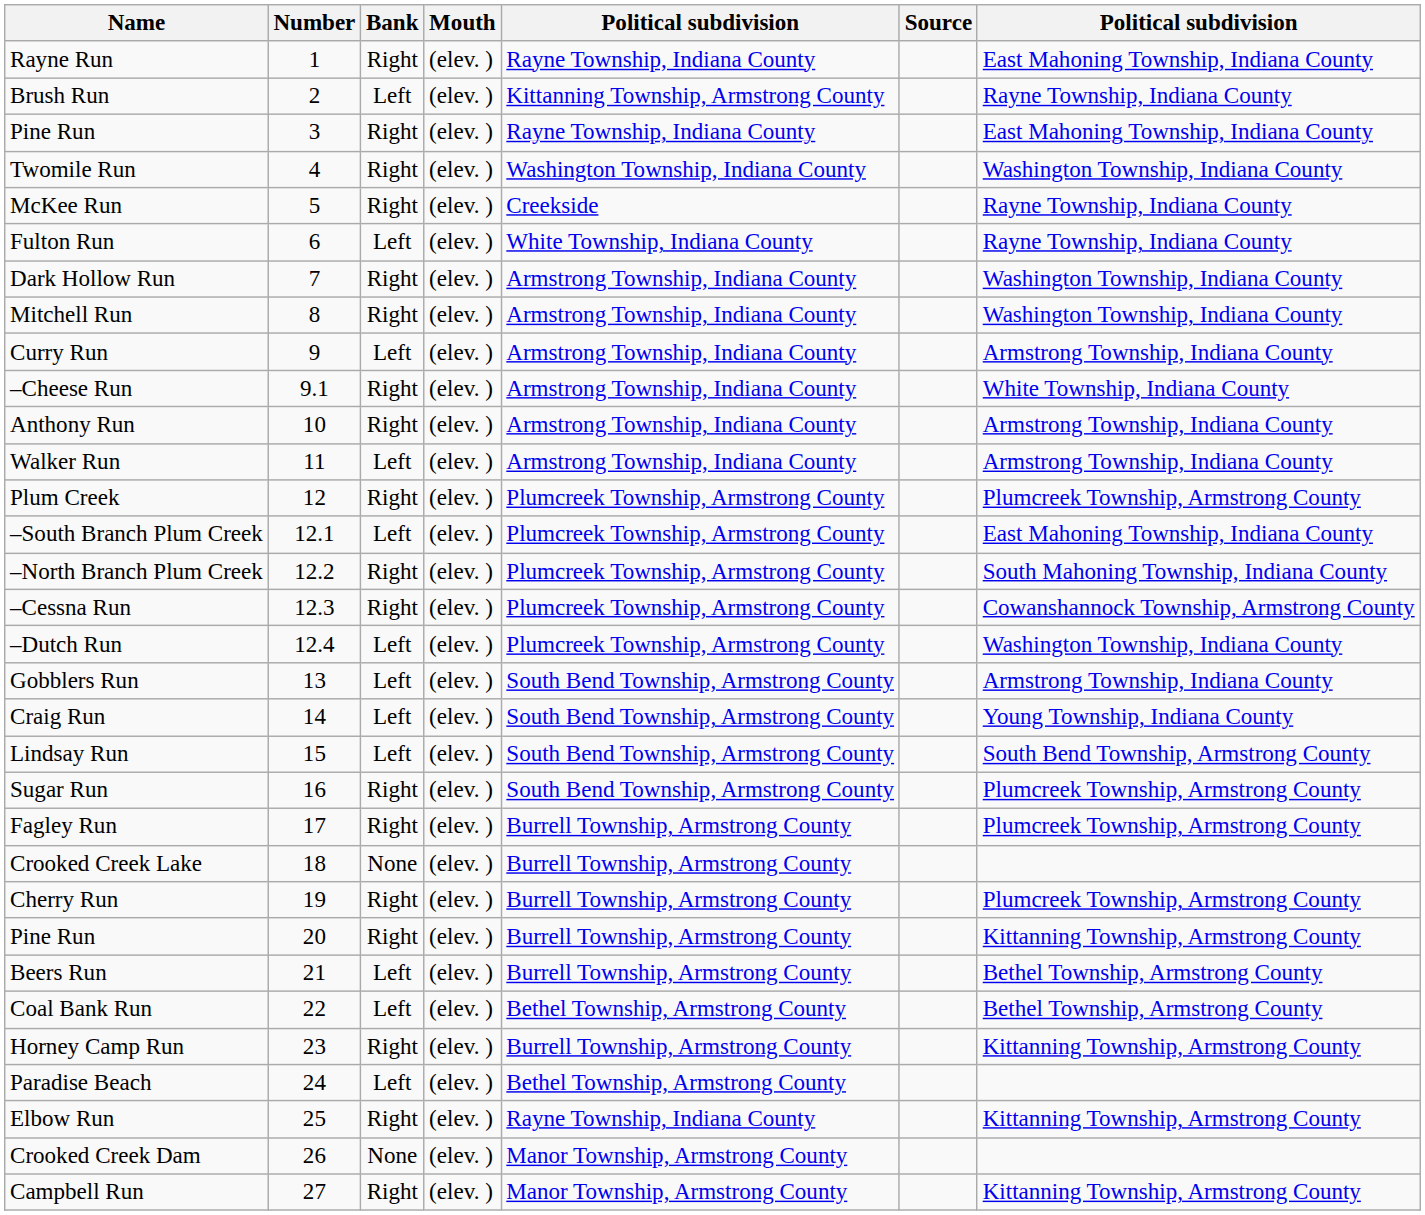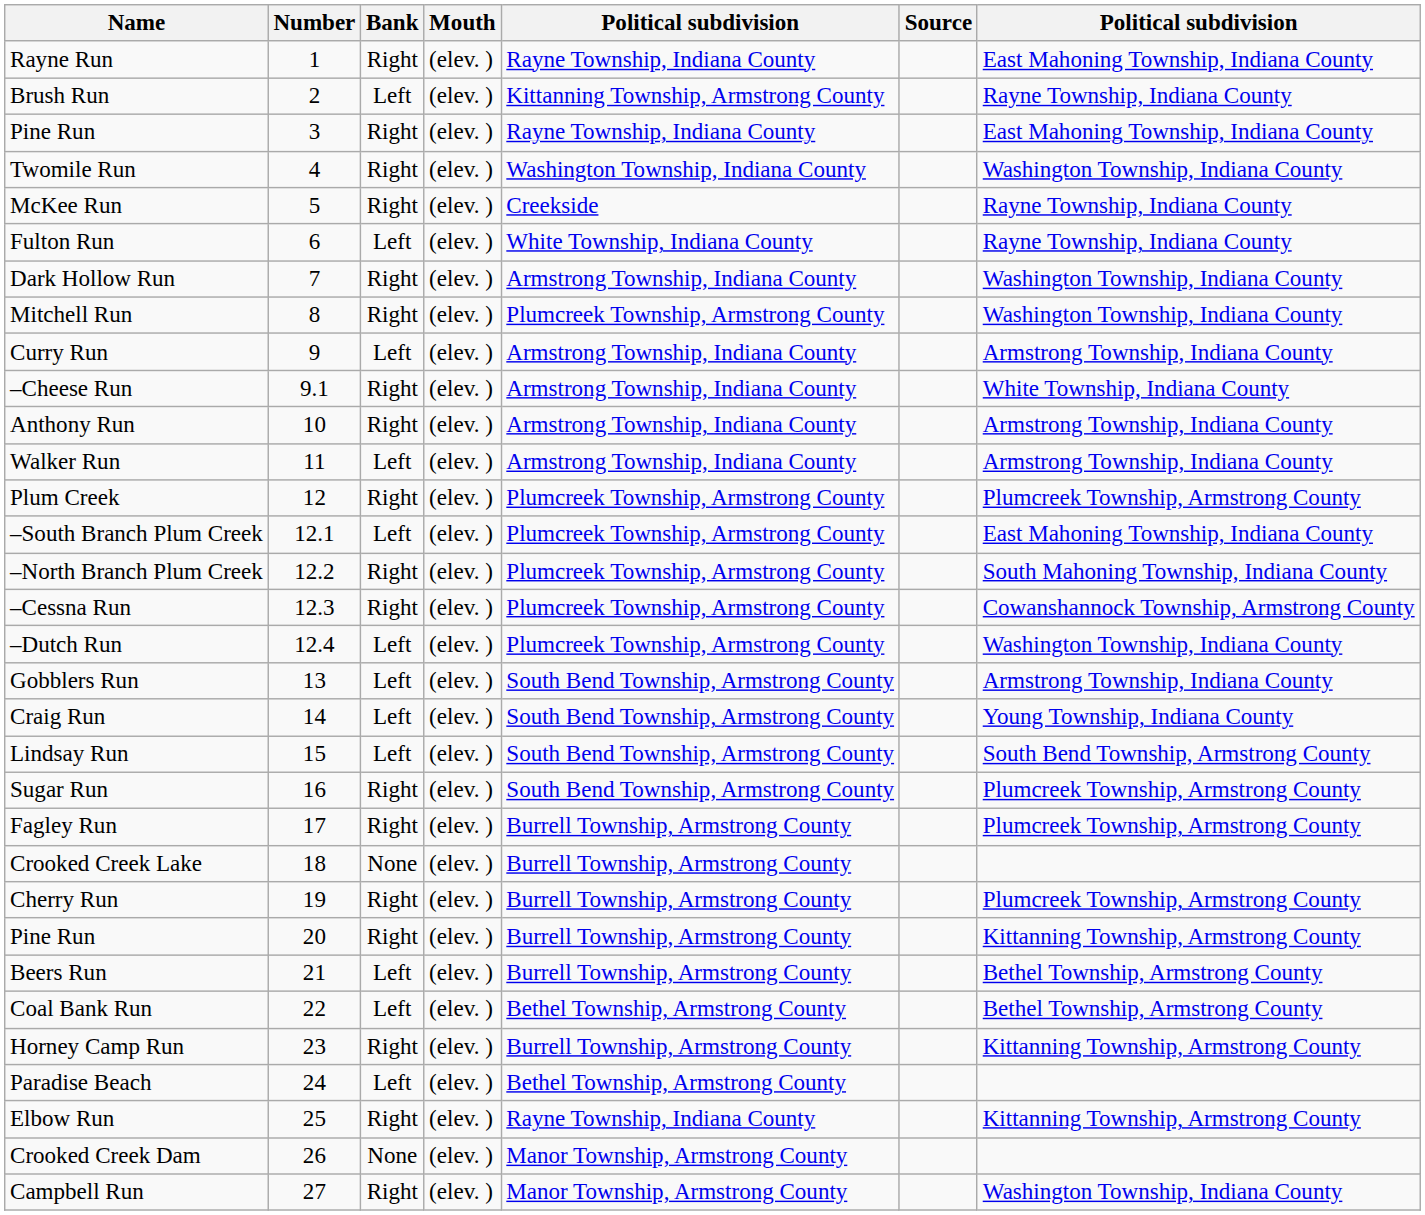(681, 315) Armstrong Township, Indiana County -> (695, 315) Plumcreek Township, Armstrong County
(1172, 1192) Kittanning Township, Armstrong County -> (1163, 1192) Washington Township, Indiana County
